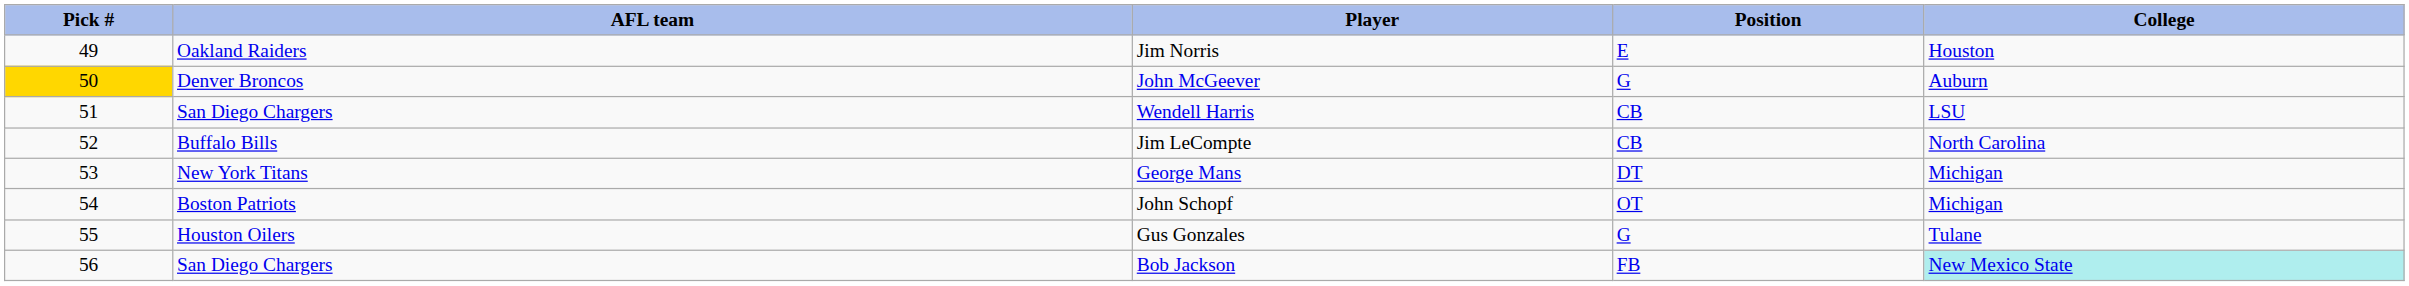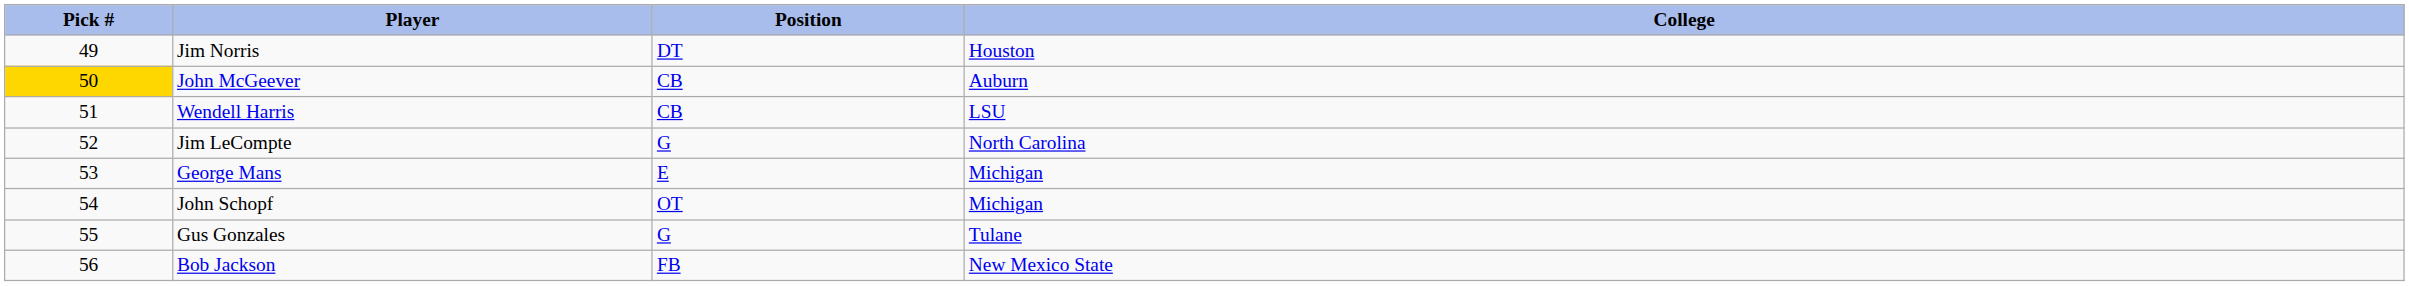- column: (652, 19)
(1623, 50) E -> (670, 50) DT
(1624, 81) G -> (670, 81) CB
(1630, 142) CB -> (664, 142) G
(1630, 173) DT -> (663, 173) E
(2001, 265) paleturquoise background -> (1041, 265) no background
